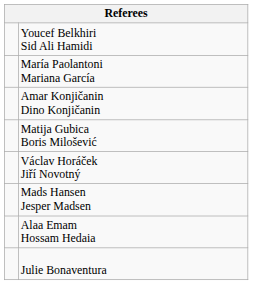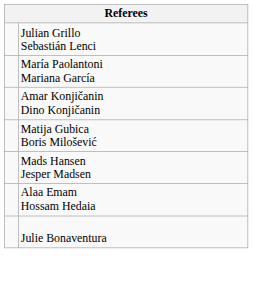- row: (59, 39)
+ row: (58, 39)
- row: (59, 167)
